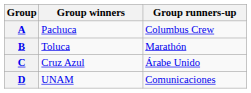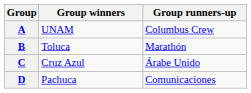(59, 29) Pachuca -> (58, 29) UNAM
(58, 79) UNAM -> (59, 79) Pachuca
